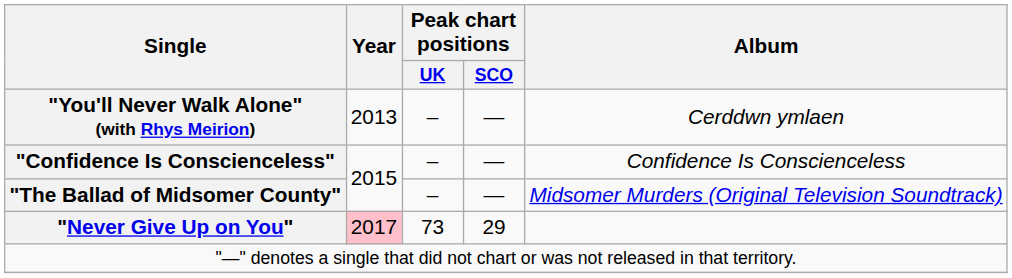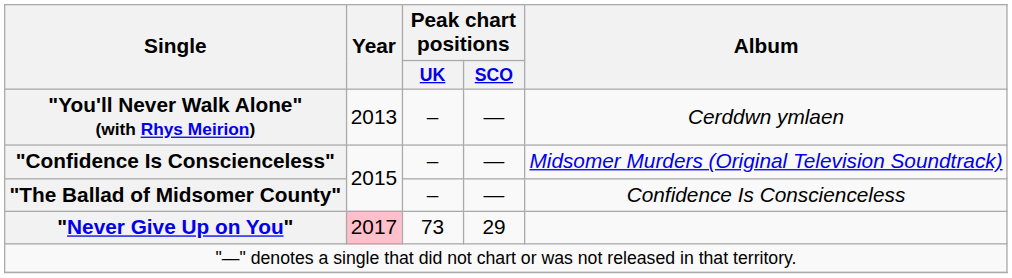(766, 161) Confidence Is Conscienceless -> (766, 161) Midsomer Murders (Original Television Soundtrack)
(766, 194) Midsomer Murders (Original Television Soundtrack) -> (766, 194) Confidence Is Conscienceless
